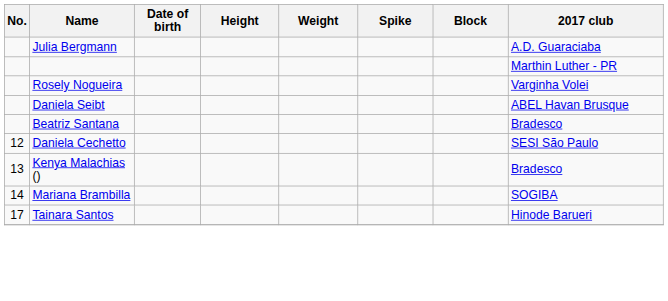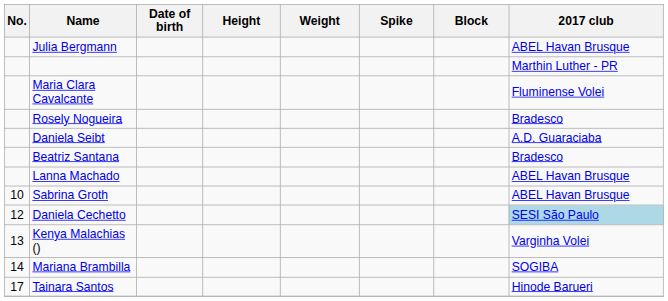(556, 47) A.D. Guaraciaba -> (571, 47) ABEL Havan Brusque
+ row: (17, 92)
(550, 85) Varginha Volei -> (537, 118) Bradesco
(570, 104) ABEL Havan Brusque -> (557, 137) A.D. Guaraciaba
+ row: (17, 176)
+ row: (17, 195)
(555, 143) no background -> (555, 215) lightblue background
(537, 169) Bradesco -> (550, 241) Varginha Volei
